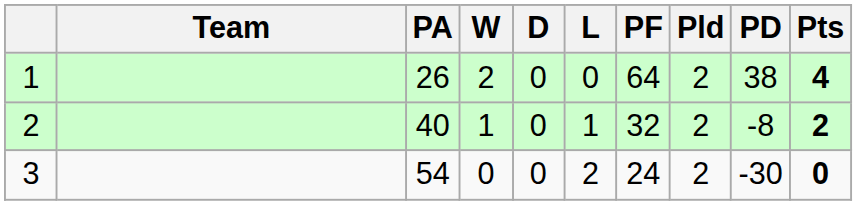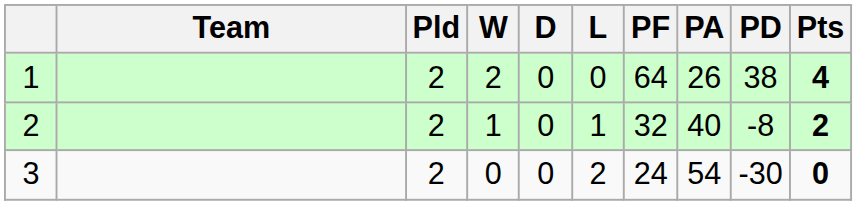columns swapped: (701, 28) <-> (433, 28)
